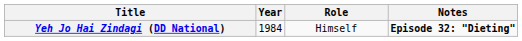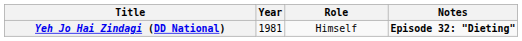(270, 29) 1984 -> (270, 29) 1981
